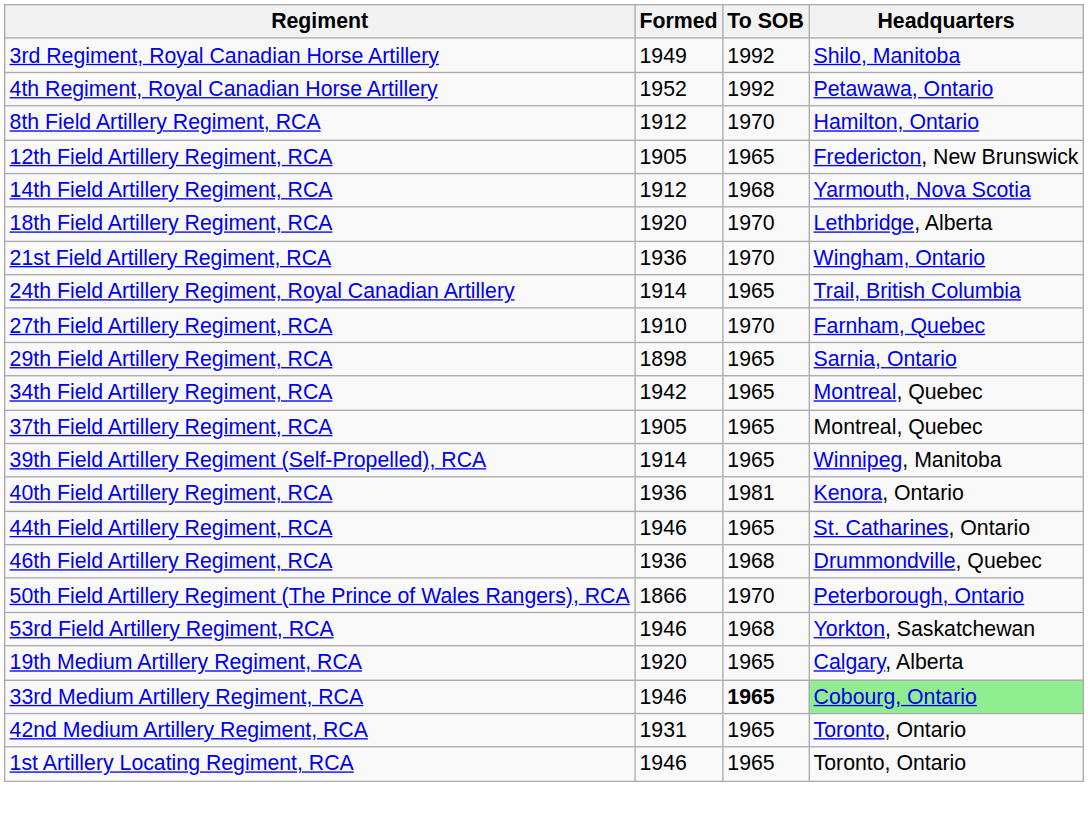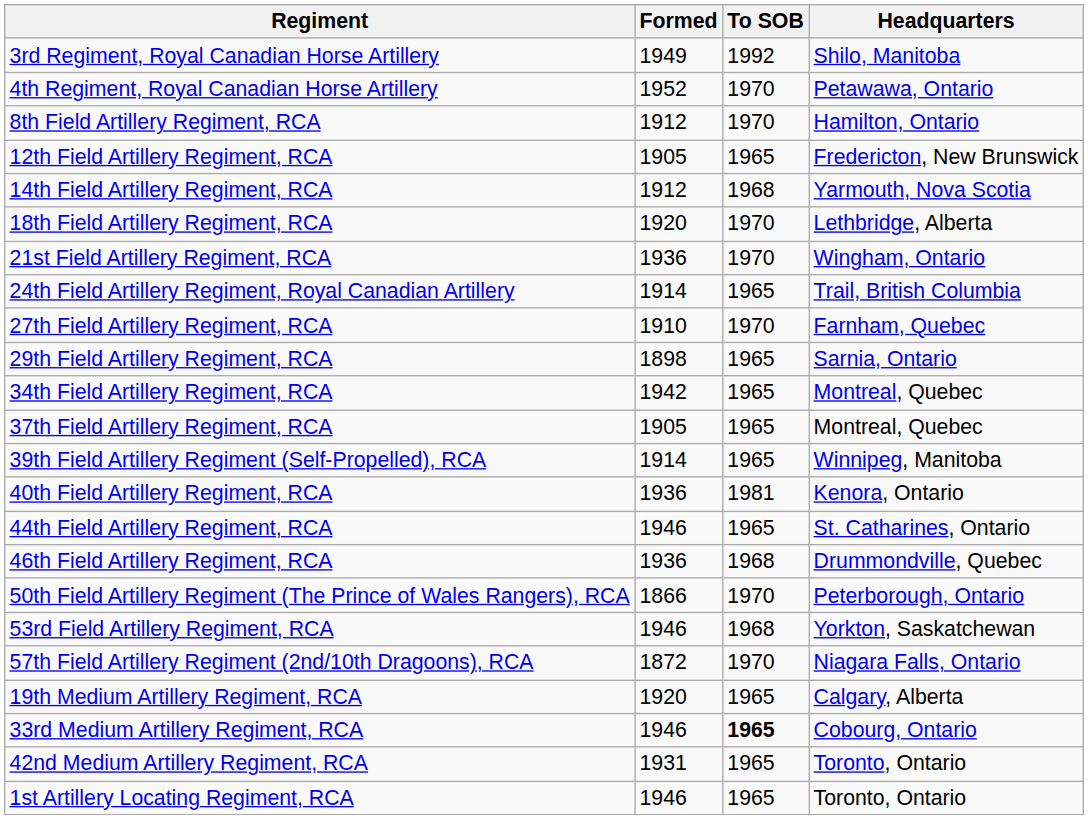(751, 88) 1992 -> (751, 88) 1970
+ row: (272, 662)
(895, 696) lightgreen background -> (895, 730) no background
